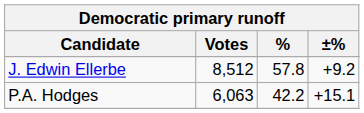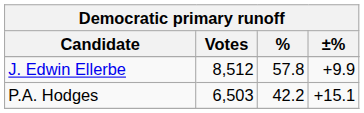(339, 70) +9.2 -> (339, 70) +9.9
(233, 96) 6,063 -> (233, 96) 6,503
